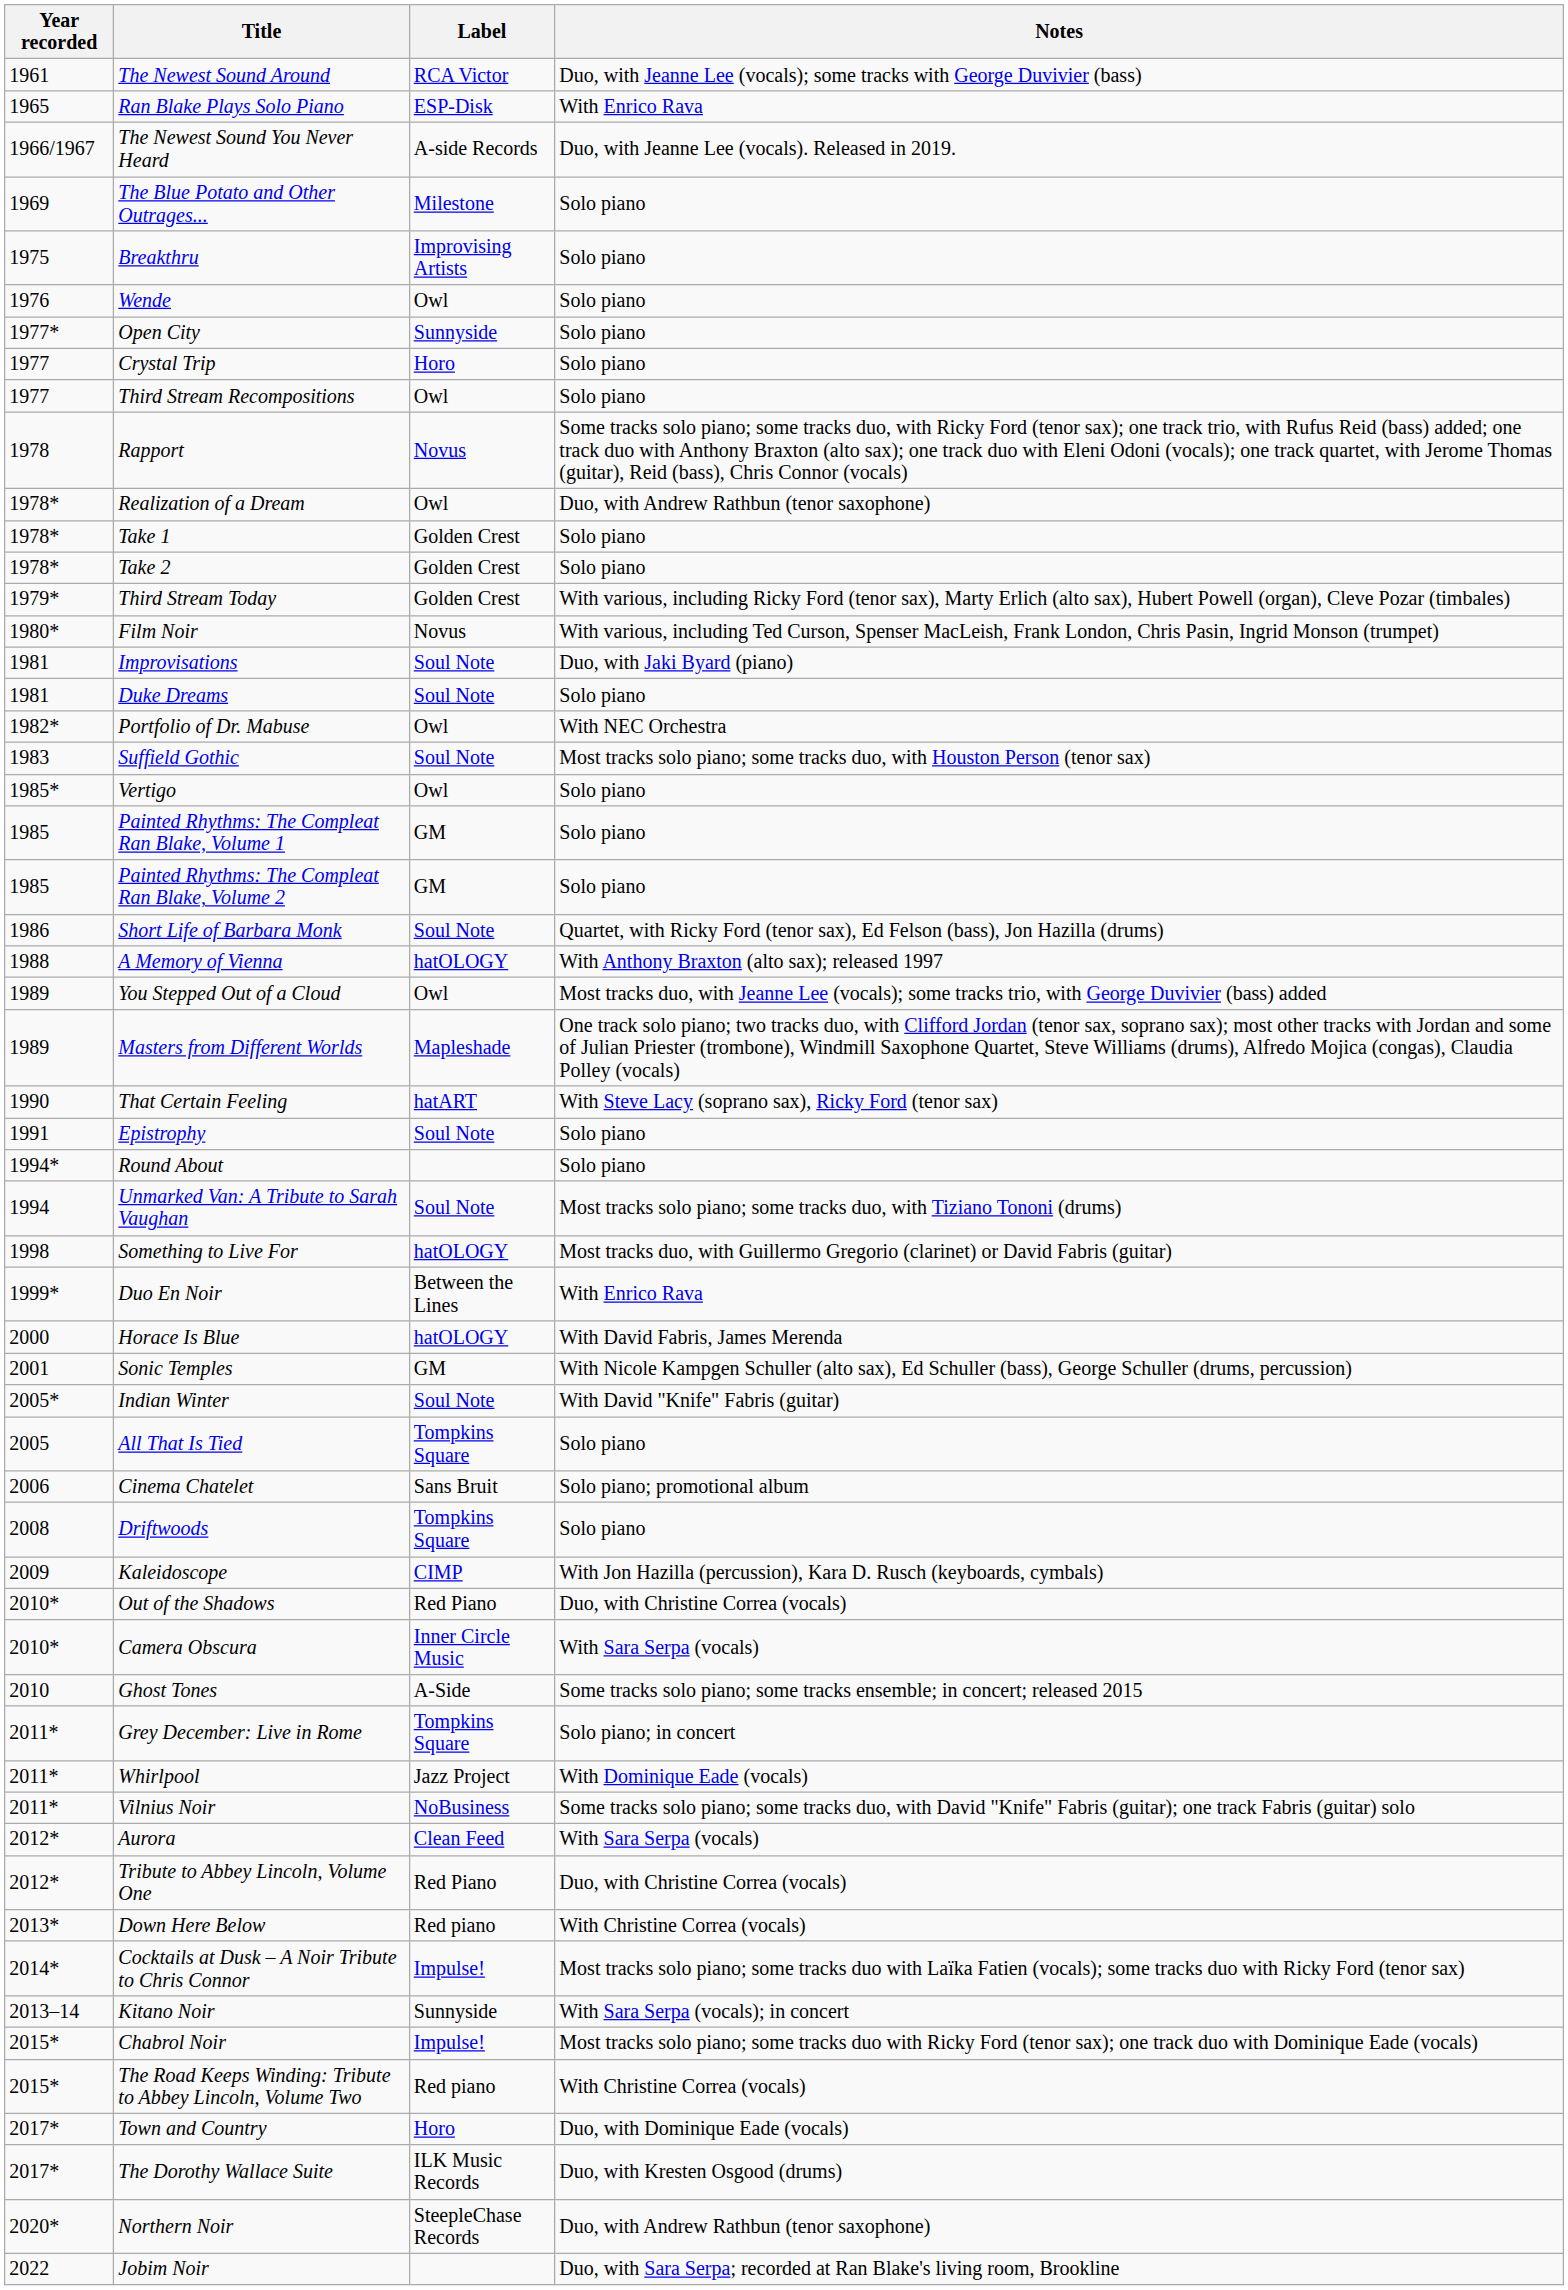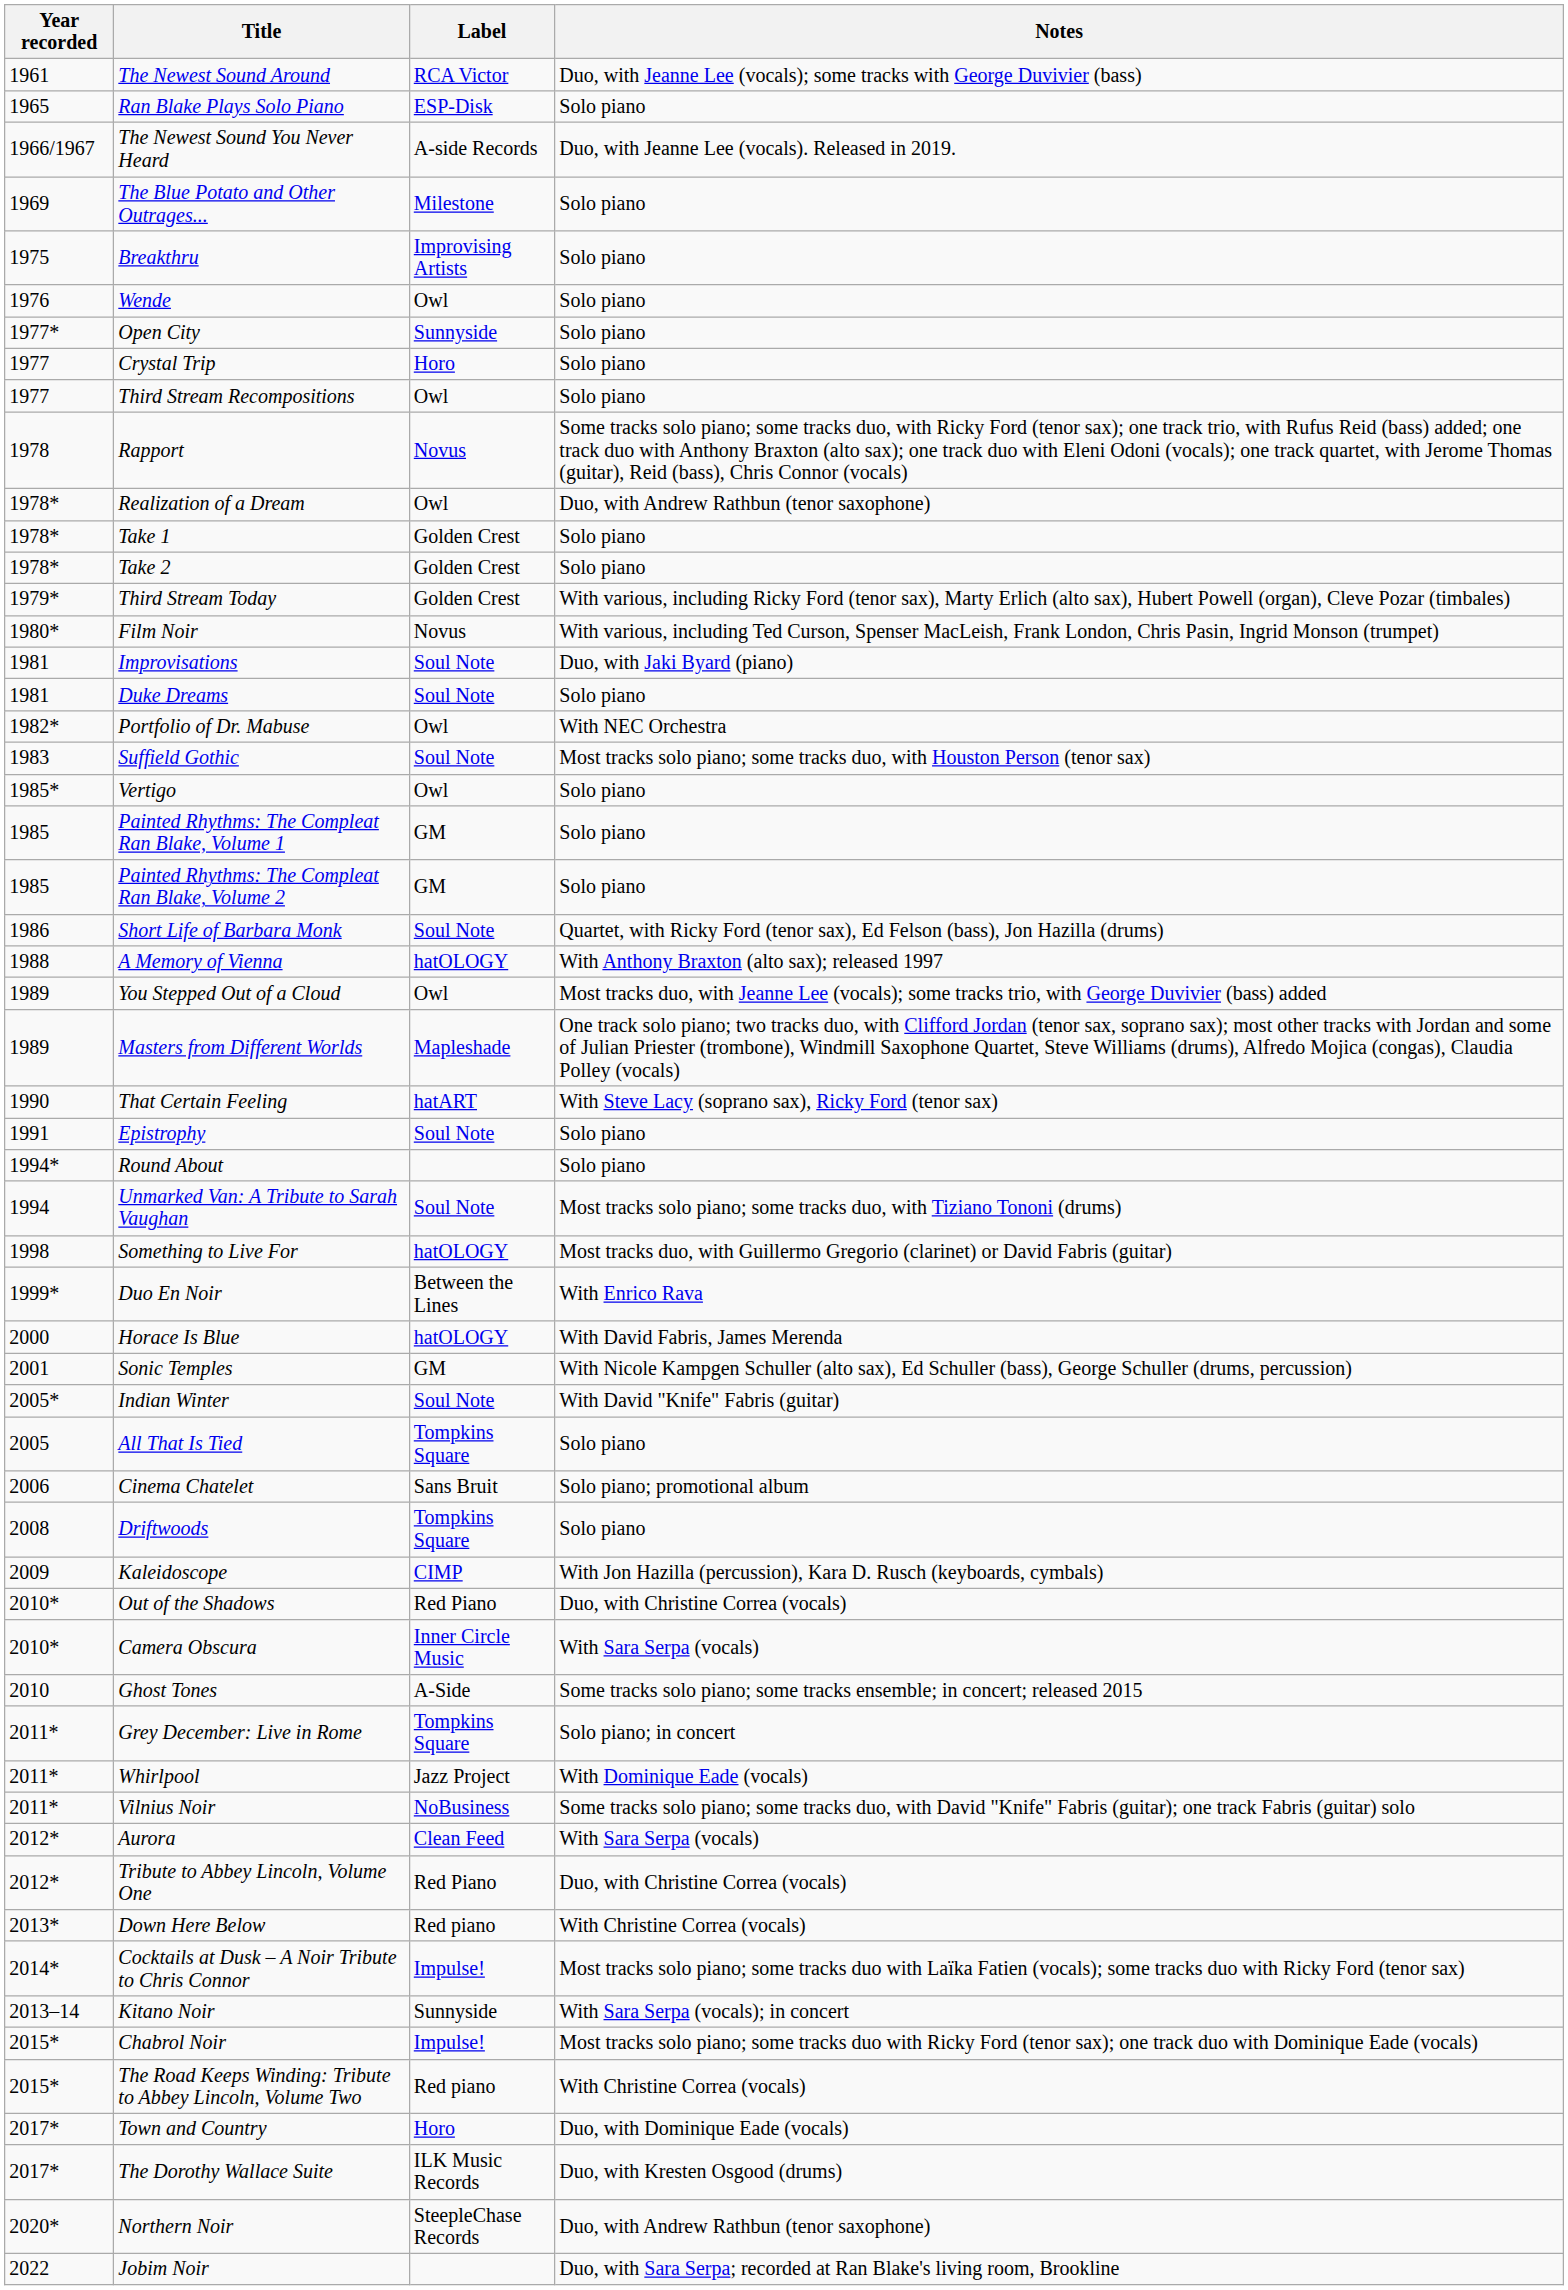(631, 106) With Enrico Rava -> (602, 106) Solo piano
